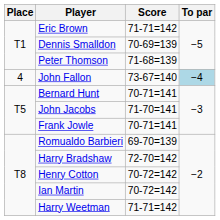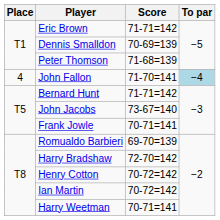(152, 77) 73-67=140 -> (152, 77) 71-70=141
(152, 93) 70-71=141 -> (152, 93) 71-71=142
(152, 110) 71-70=141 -> (152, 110) 73-67=140
(152, 207) 71-71=142 -> (152, 207) 70-71=141
